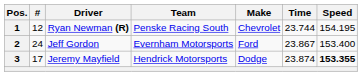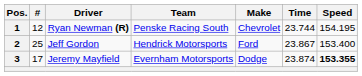(38, 44) 24 -> (38, 44) 25
(183, 44) Evernham Motorsports -> (180, 44) Hendrick Motorsports
(180, 59) Hendrick Motorsports -> (183, 59) Evernham Motorsports
